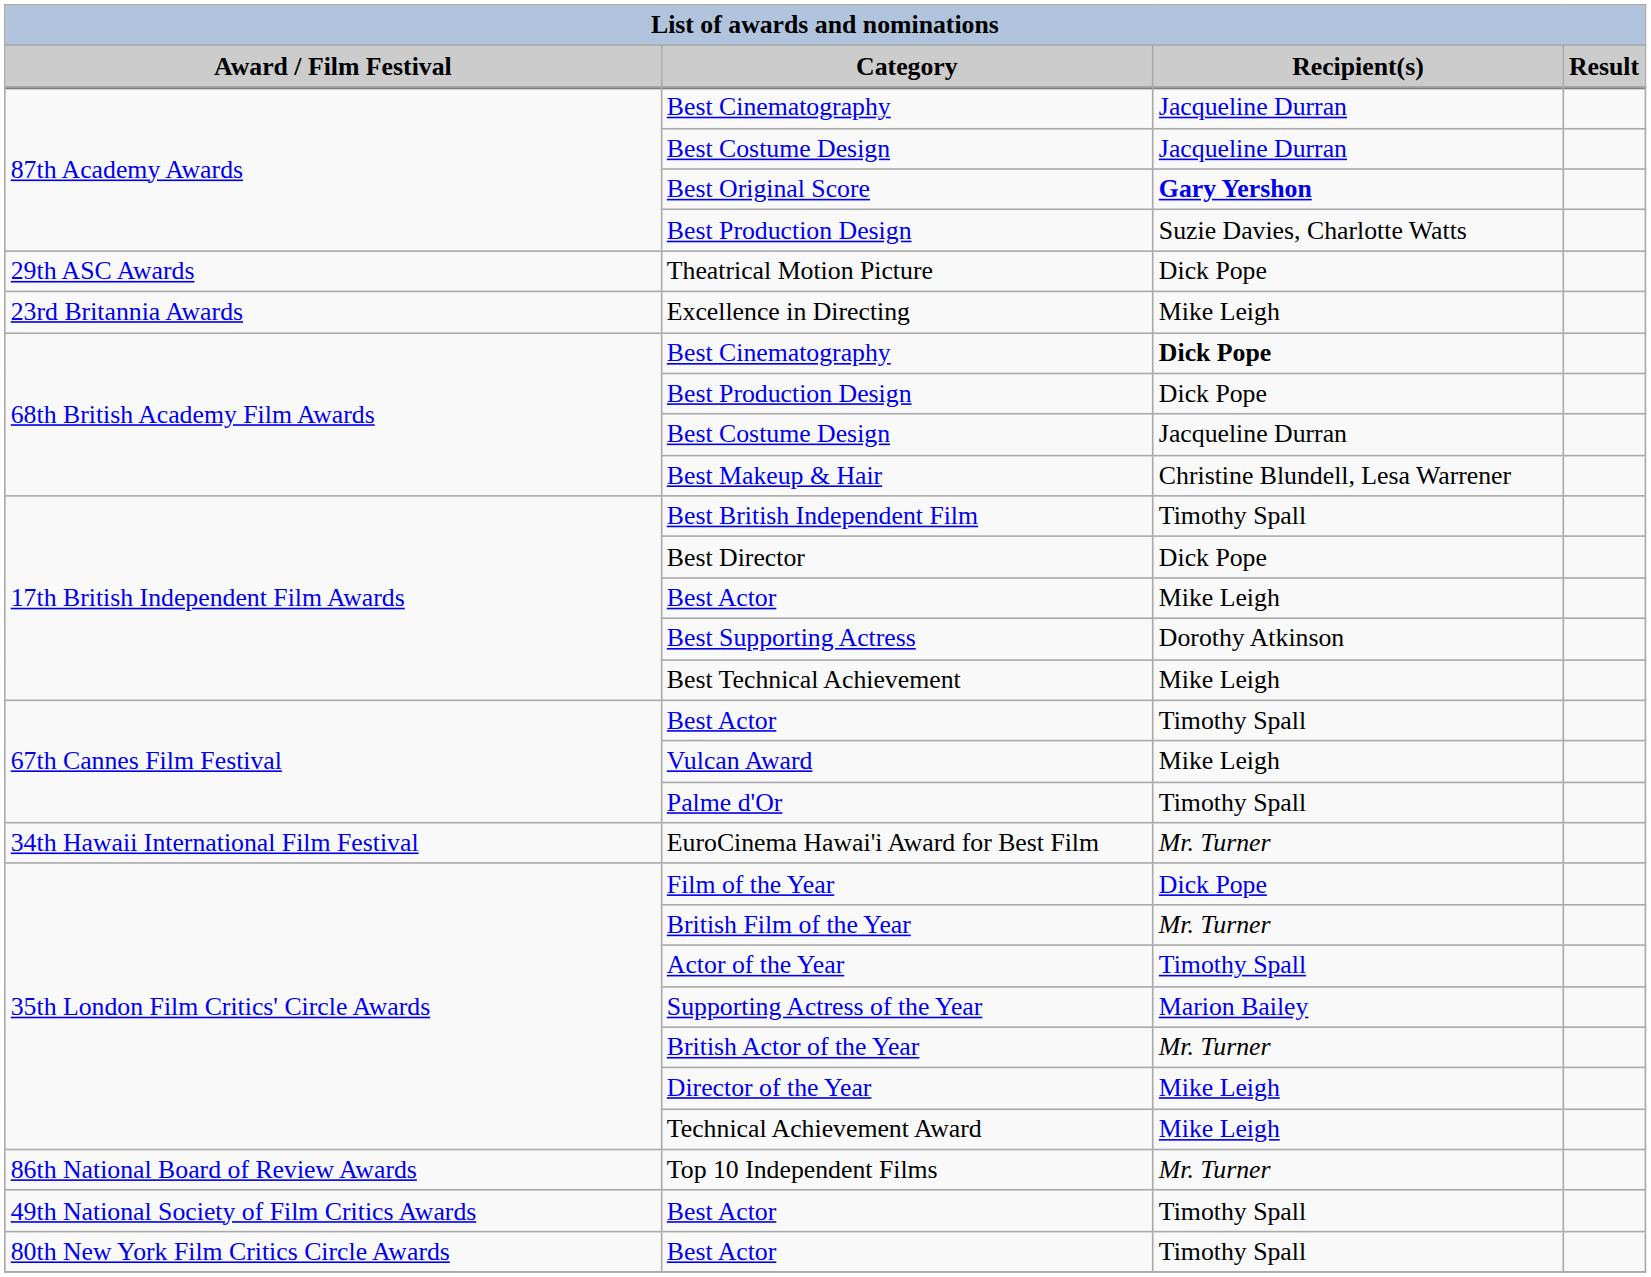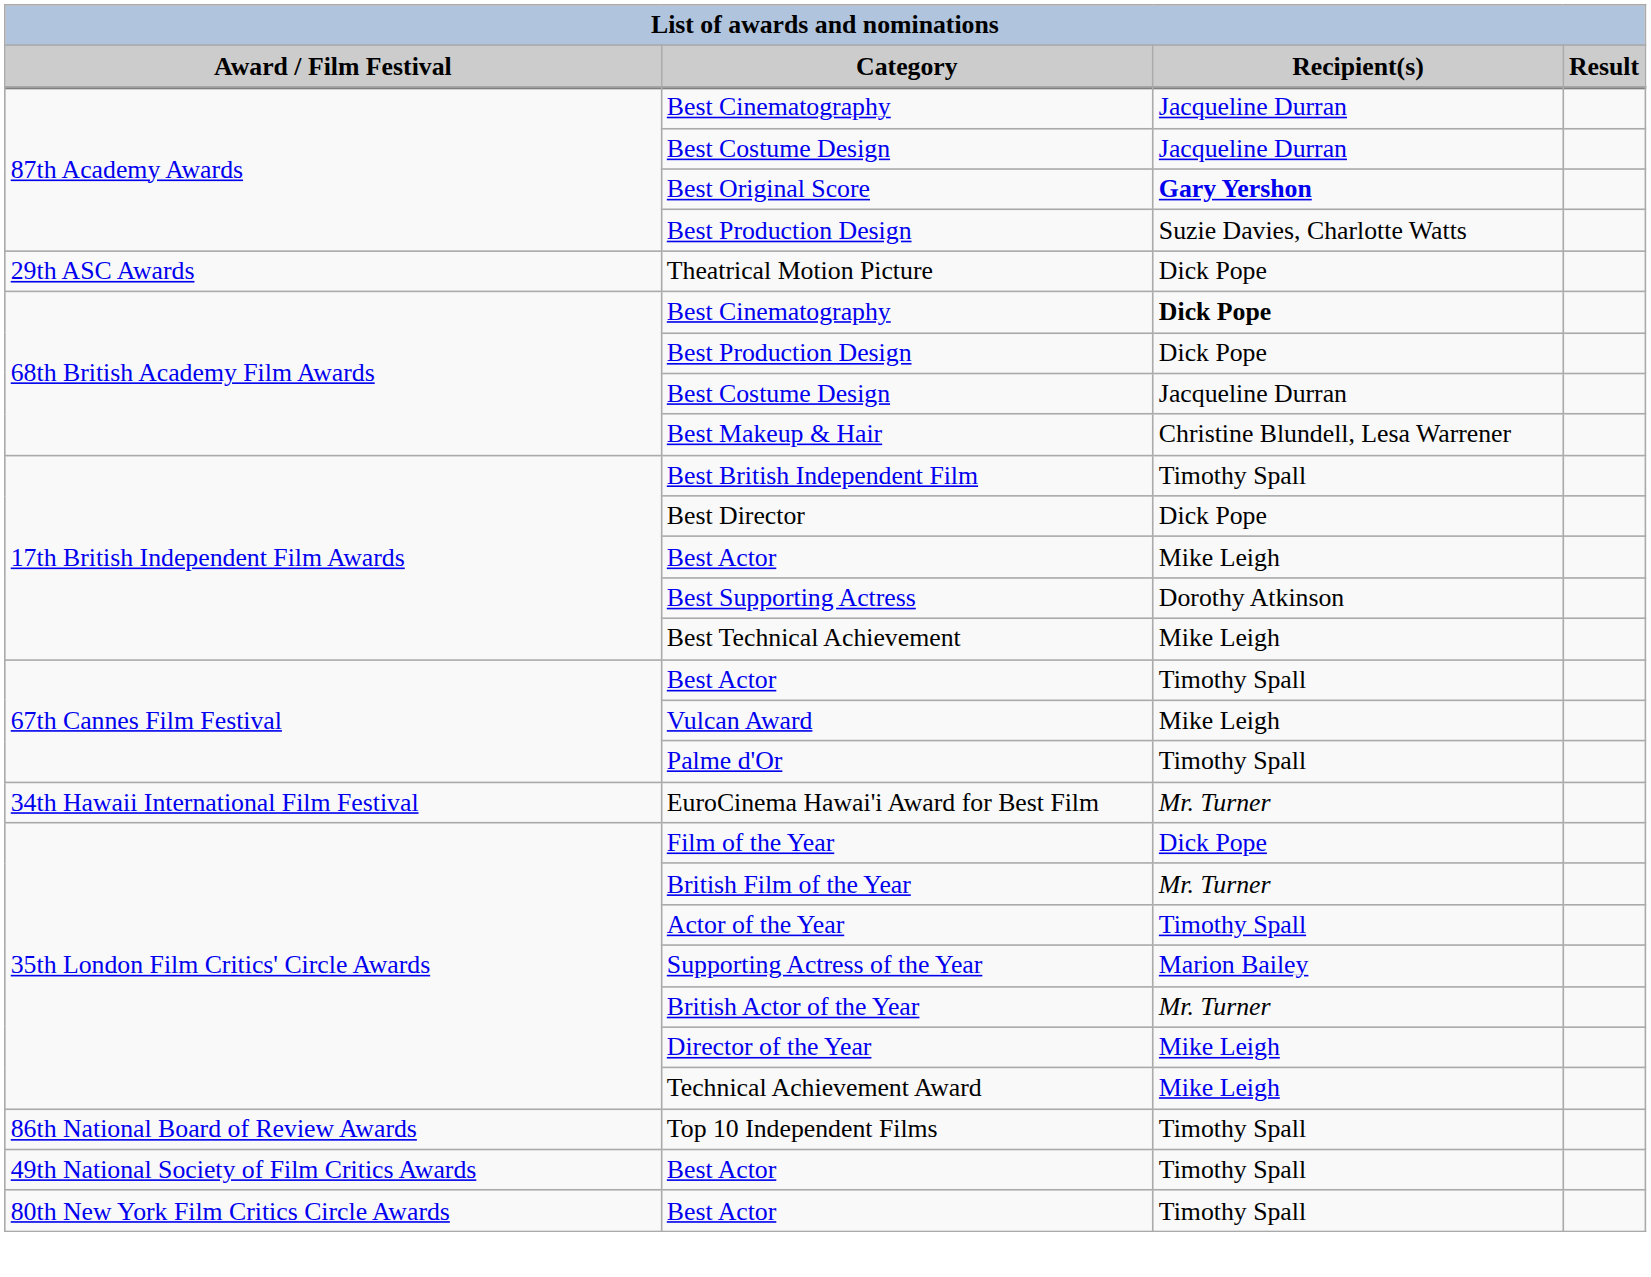- row: (127, 311)
(1215, 1169) Mr. Turner -> (1232, 1128) Timothy Spall
